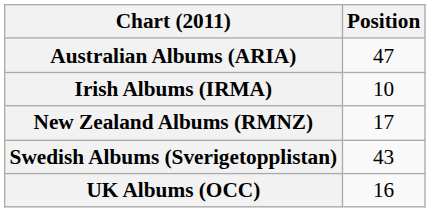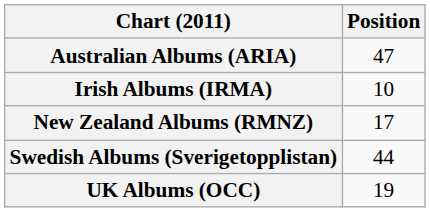(384, 156) 43 -> (384, 156) 44
(384, 190) 16 -> (384, 190) 19
